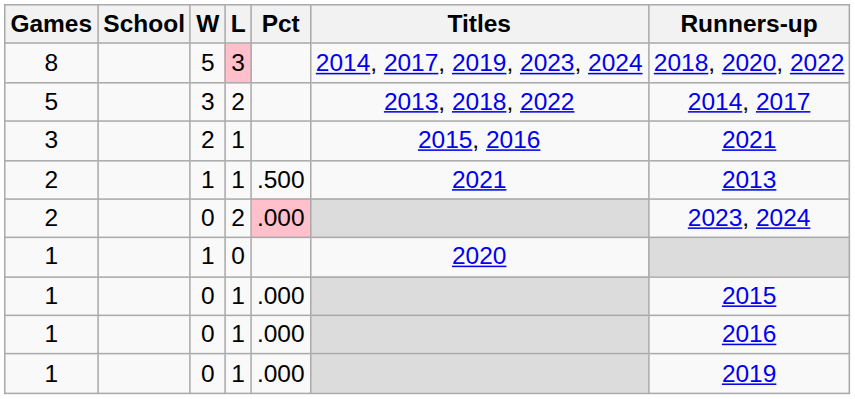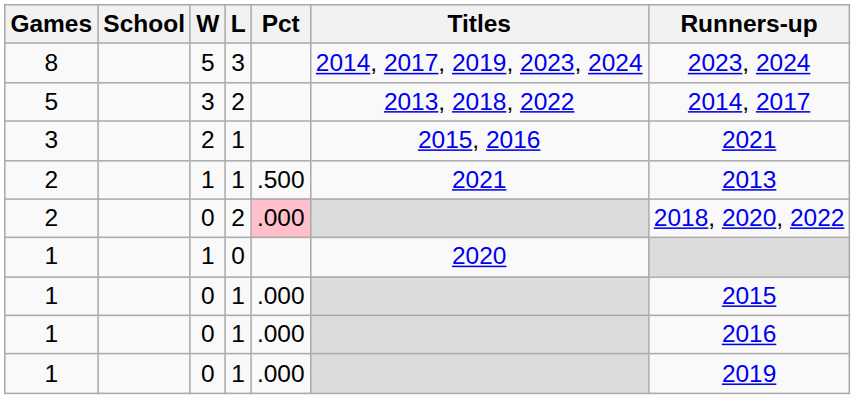(238, 62) pink background -> (238, 62) no background
(749, 62) 2018, 2020, 2022 -> (749, 62) 2023, 2024
(749, 218) 2023, 2024 -> (749, 218) 2018, 2020, 2022
